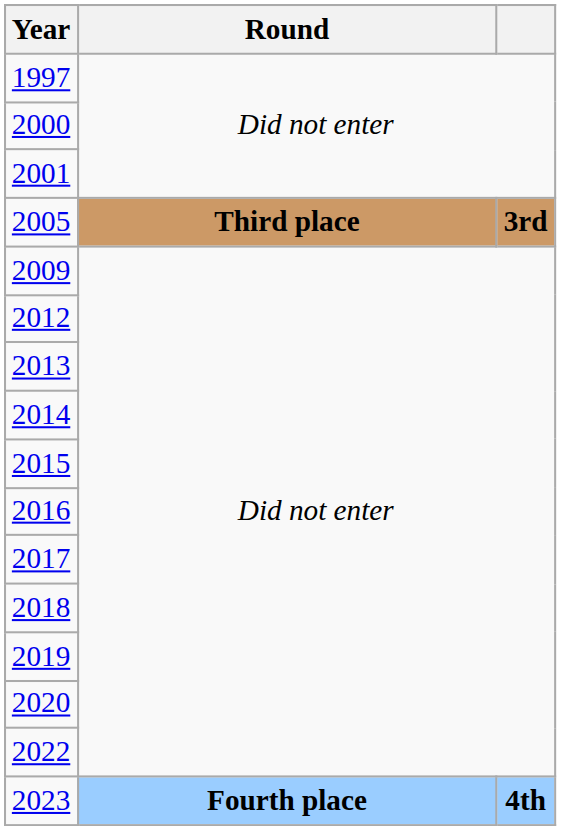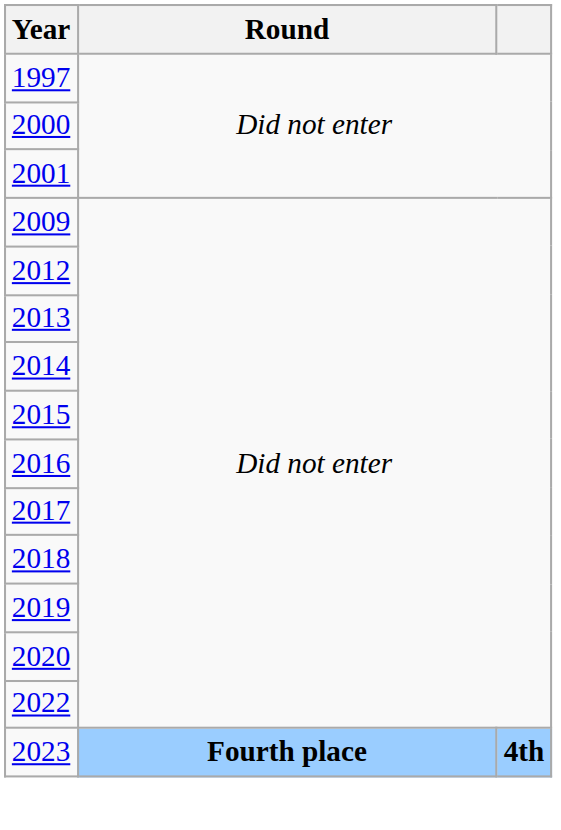- row: (41, 221)
